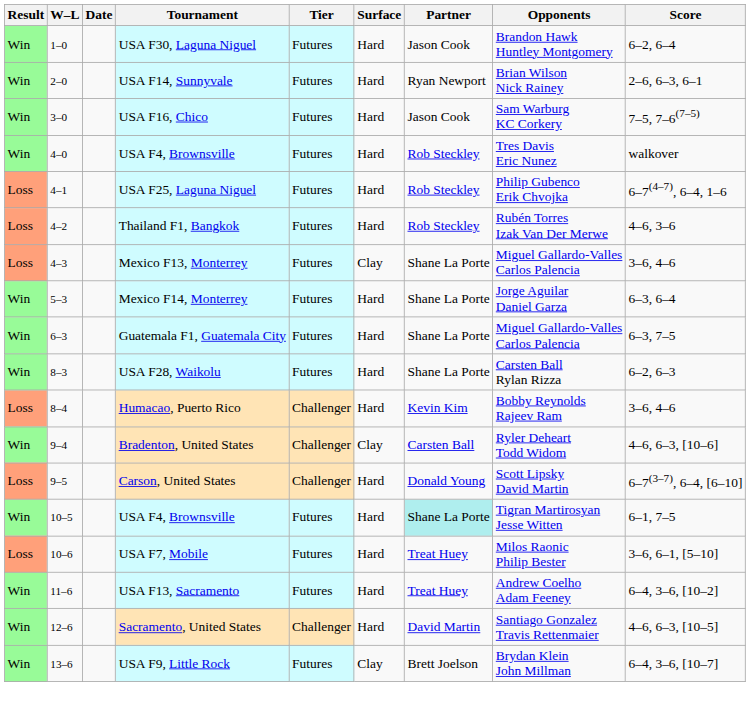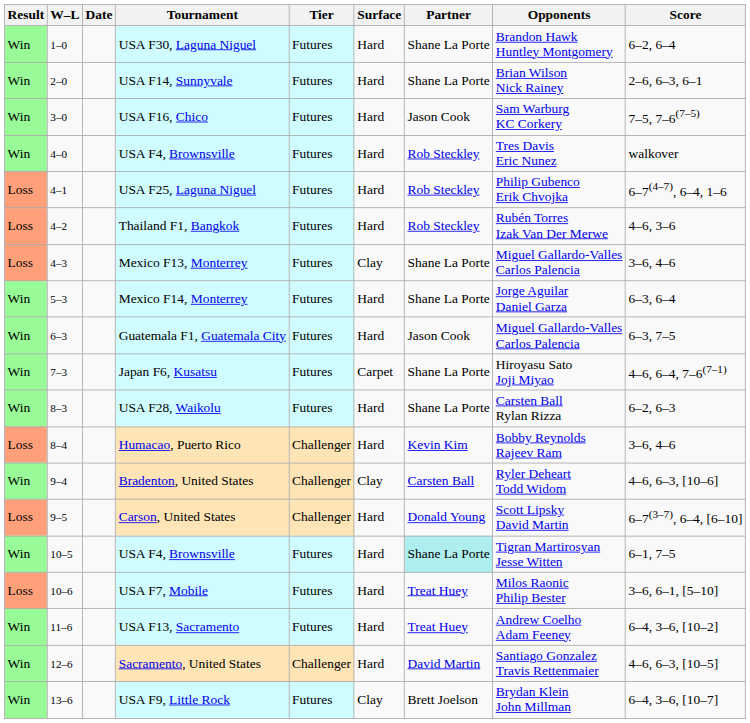(439, 44) Jason Cook -> (449, 44) Shane La Porte
(447, 80) Ryan Newport -> (449, 80) Shane La Porte
(449, 335) Shane La Porte -> (439, 335) Jason Cook
+ row: (59, 372)
